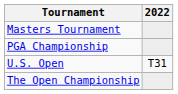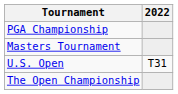rows swapped: (64, 30) <-> (57, 47)
